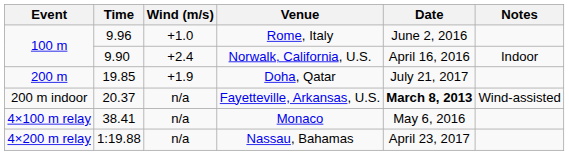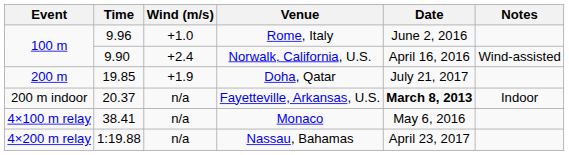(520, 56) Indoor -> (520, 56) Wind-assisted
(520, 98) Wind-assisted -> (520, 98) Indoor
